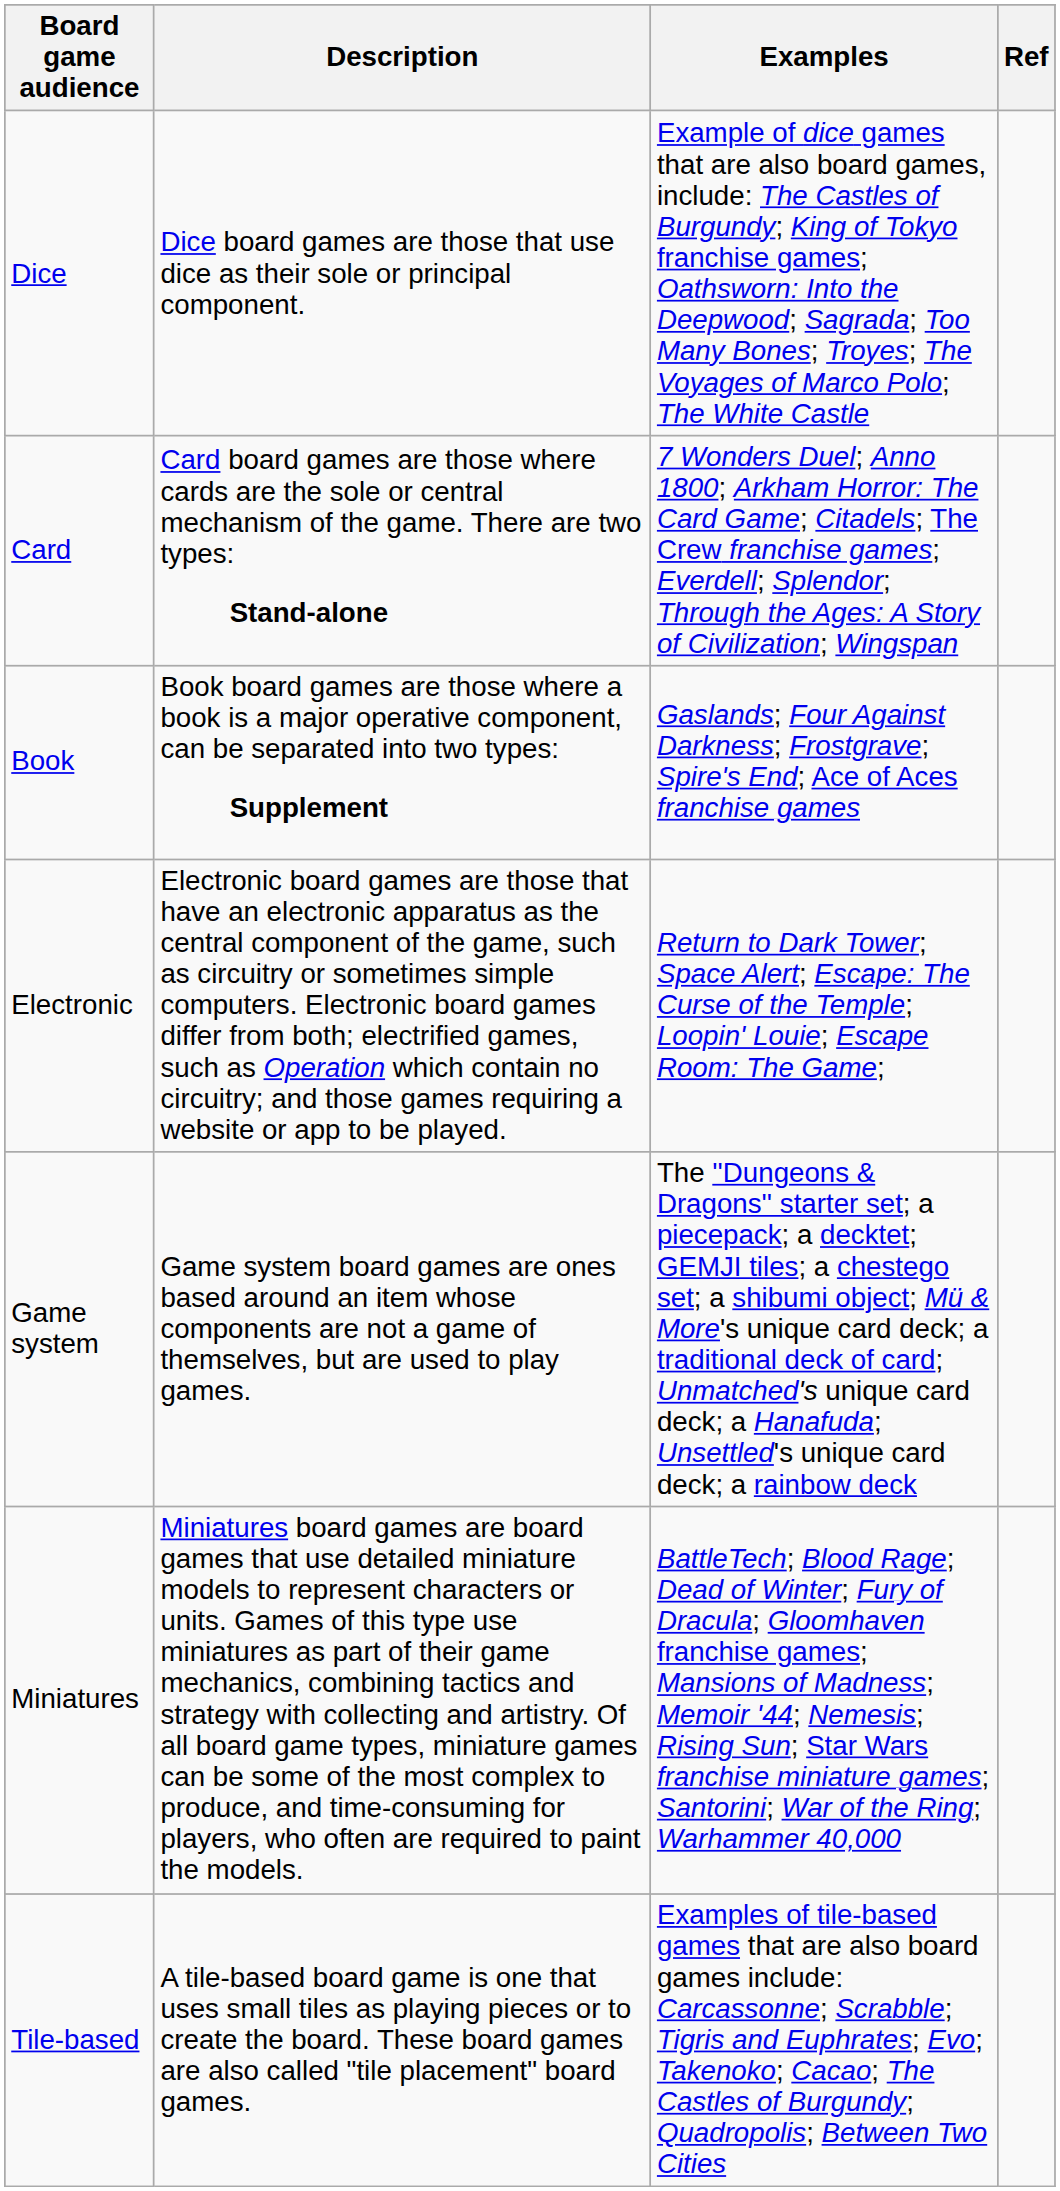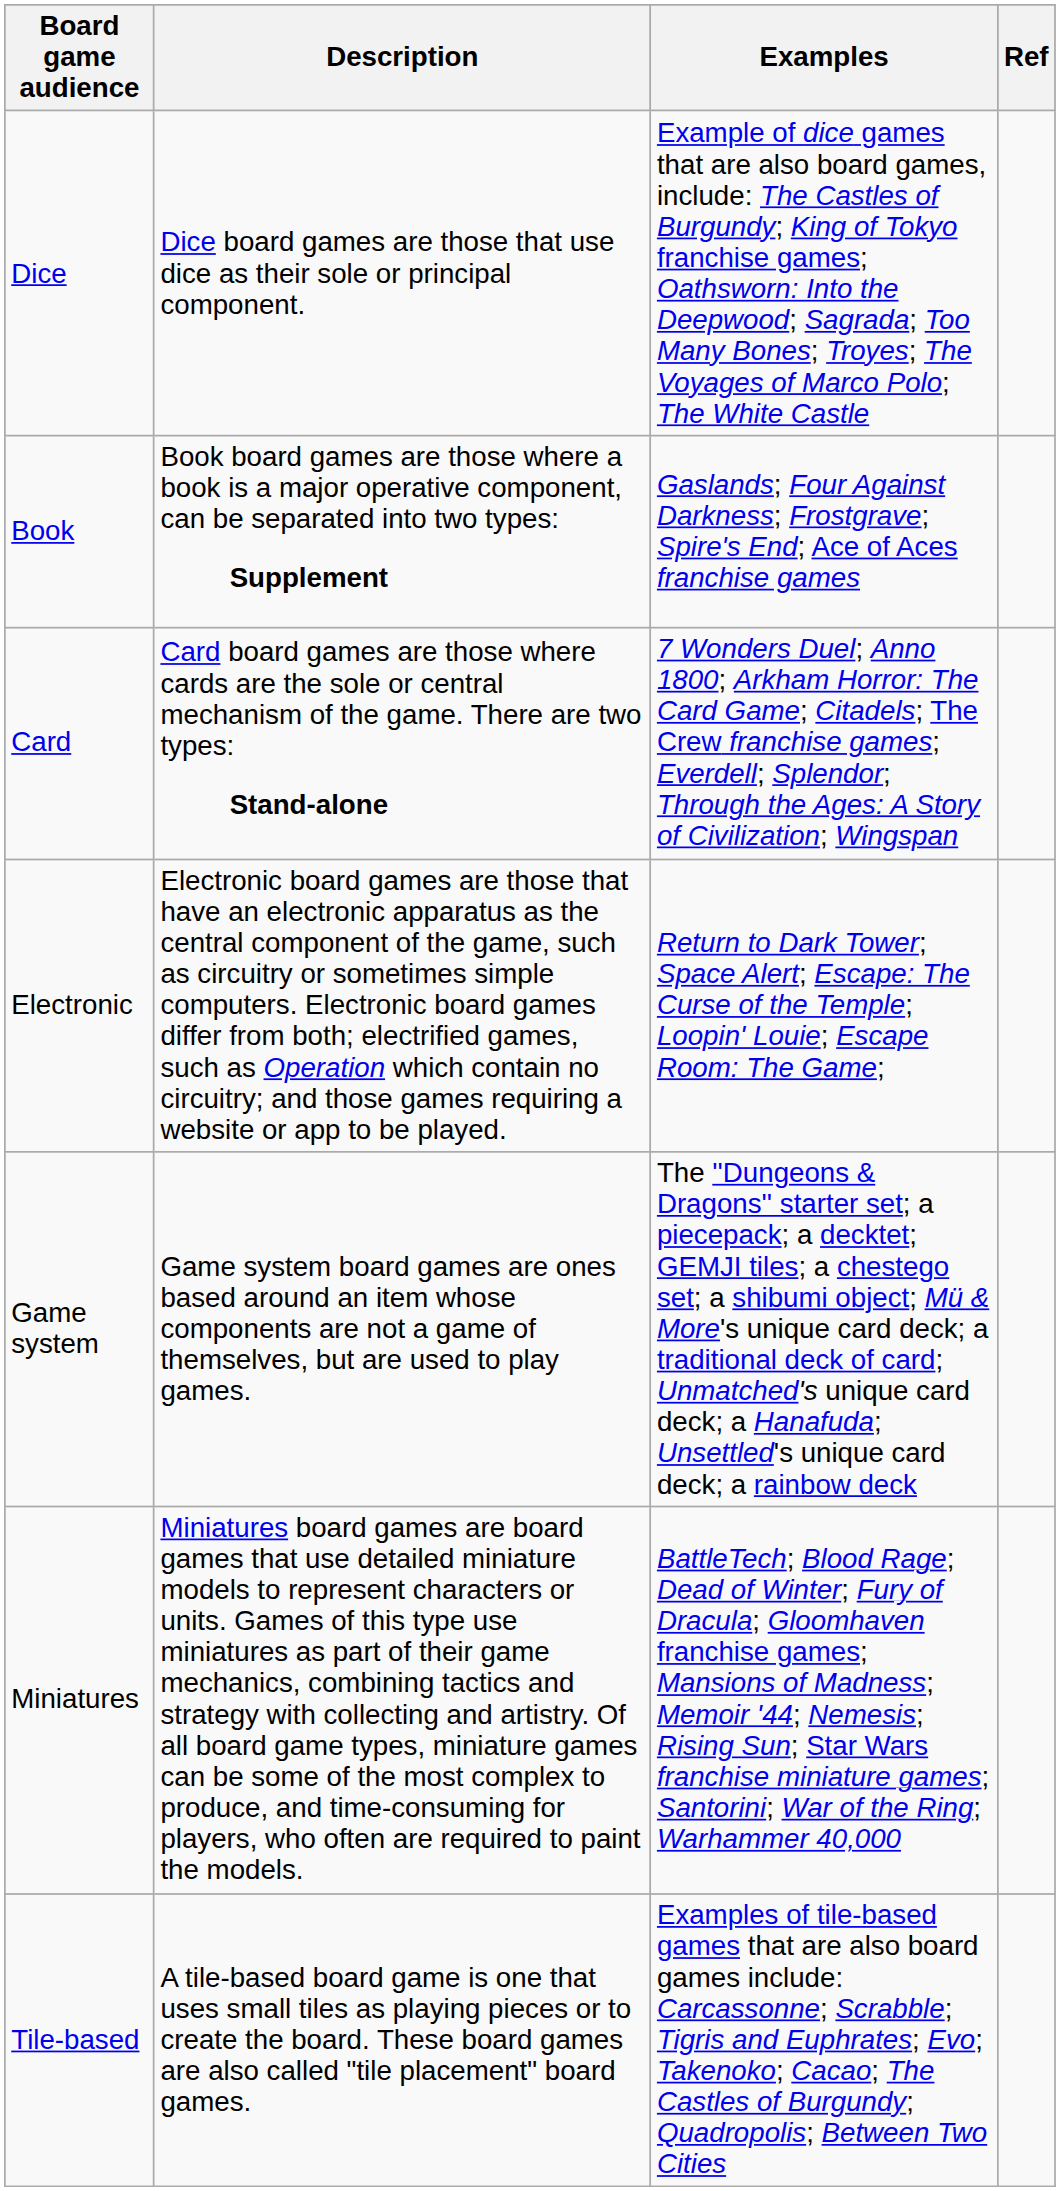rows swapped: (43, 761) <-> (41, 550)
